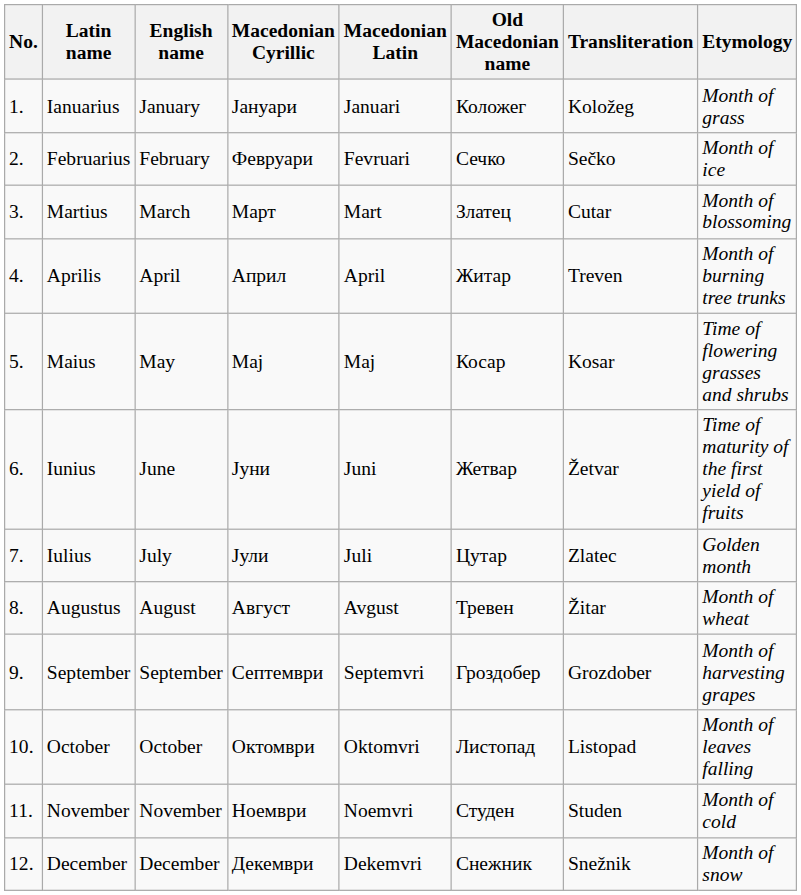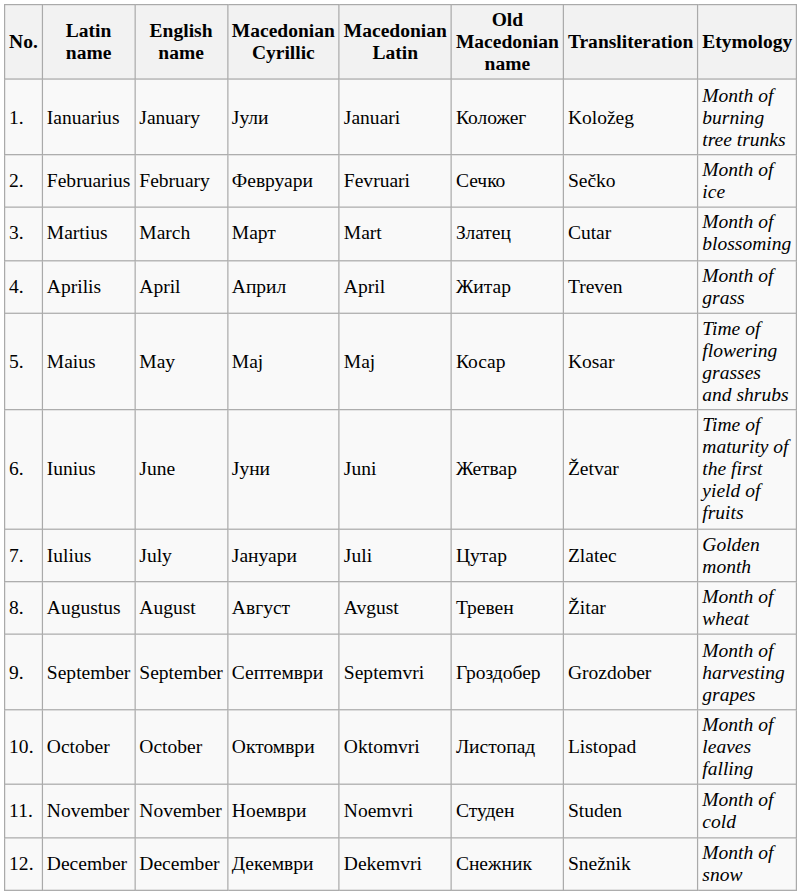(264, 105) Јануари -> (250, 116) Јули
(738, 105) Month of grass -> (744, 116) Month of burning tree trunks
(744, 275) Month of burning tree trunks -> (738, 286) Month of grass
(250, 555) Јули -> (264, 555) Јануари
